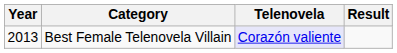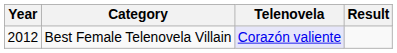(23, 37) 2013 -> (23, 37) 2012
